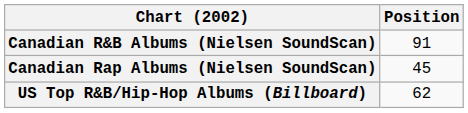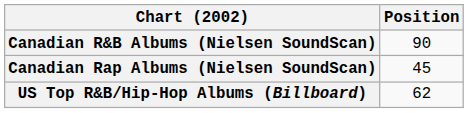(422, 43) 91 -> (422, 43) 90
